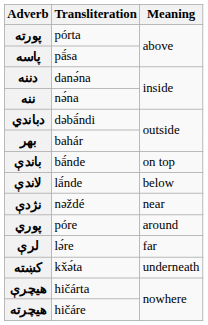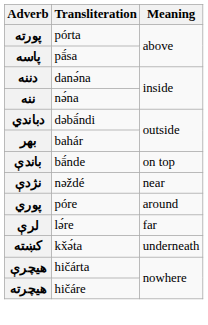- row: (28, 183)
